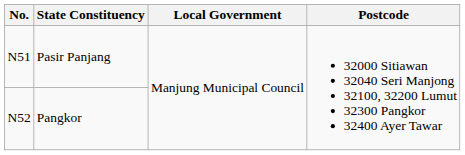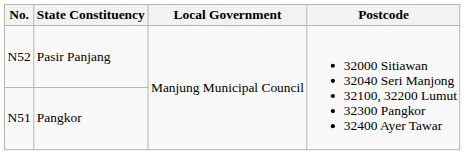(19, 56) N51 -> (19, 56) N52
(19, 118) N52 -> (19, 118) N51
